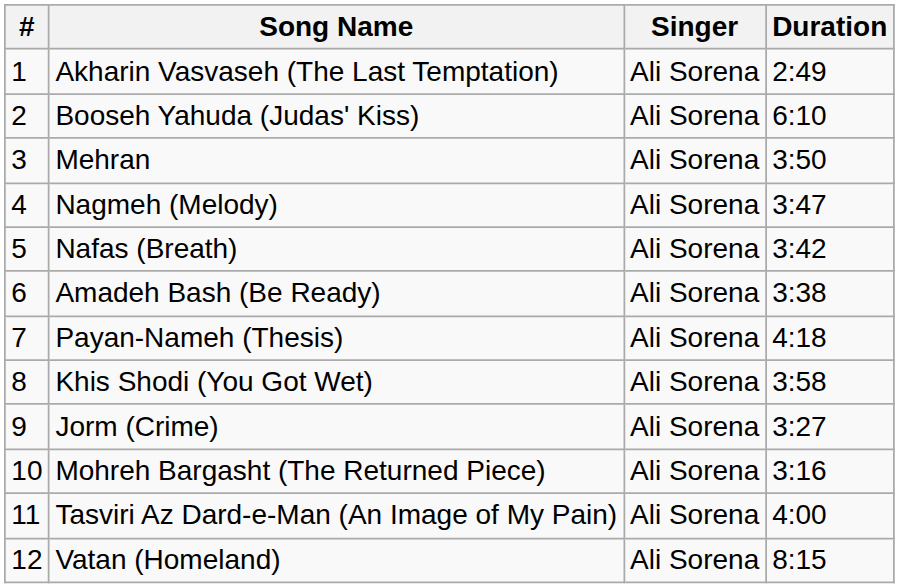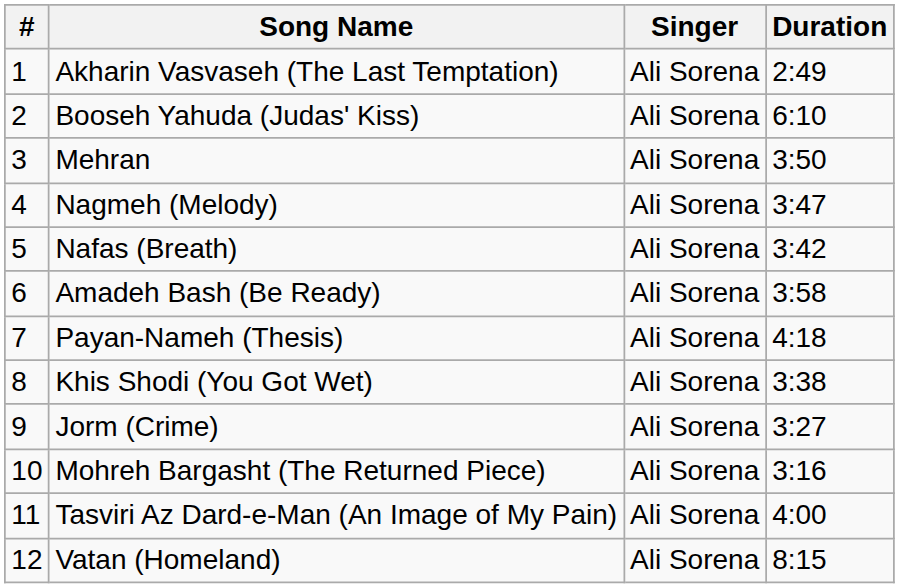(799, 293) 3:38 -> (799, 293) 3:58
(799, 381) 3:58 -> (799, 381) 3:38
